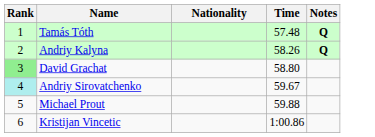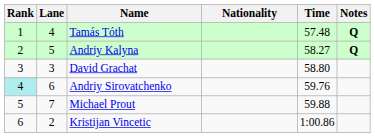+ column: (52, 13)
(287, 50) 58.26 -> (317, 50) 58.27
(20, 68) lightgreen background -> (20, 68) no background
(287, 86) 59.67 -> (317, 86) 59.76
